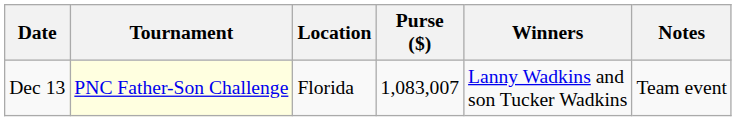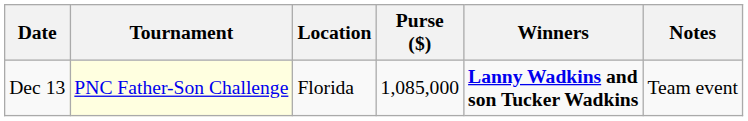(420, 88) 1,083,007 -> (420, 88) 1,085,000
(548, 88) normal -> (553, 88) bold
